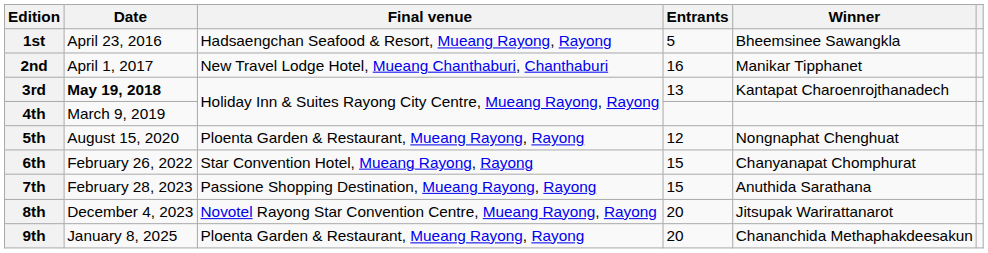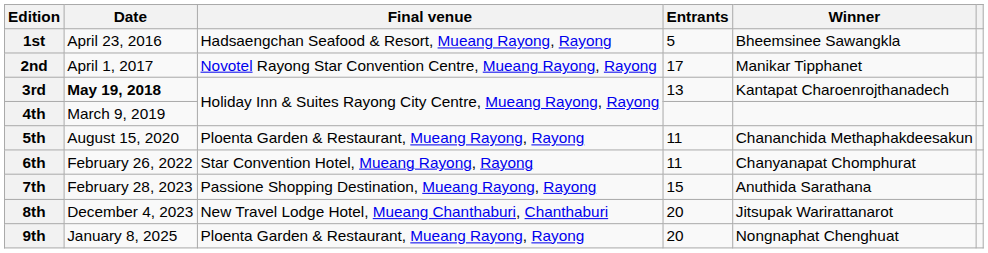(404, 65) New Travel Lodge Hotel, Mueang Chanthaburi, Chanthaburi -> (429, 65) Novotel Rayong Star Convention Centre, Mueang Rayong, Rayong
(675, 65) 16 -> (675, 65) 17
(675, 138) 12 -> (674, 138) 11
(817, 138) Nongnaphat Chenghuat -> (854, 138) Chananchida Methaphakdeesakun
(675, 163) 15 -> (674, 163) 11
(429, 211) Novotel Rayong Star Convention Centre, Mueang Rayong, Rayong -> (404, 211) New Travel Lodge Hotel, Mueang Chanthaburi, Chanthaburi
(854, 236) Chananchida Methaphakdeesakun -> (817, 236) Nongnaphat Chenghuat
